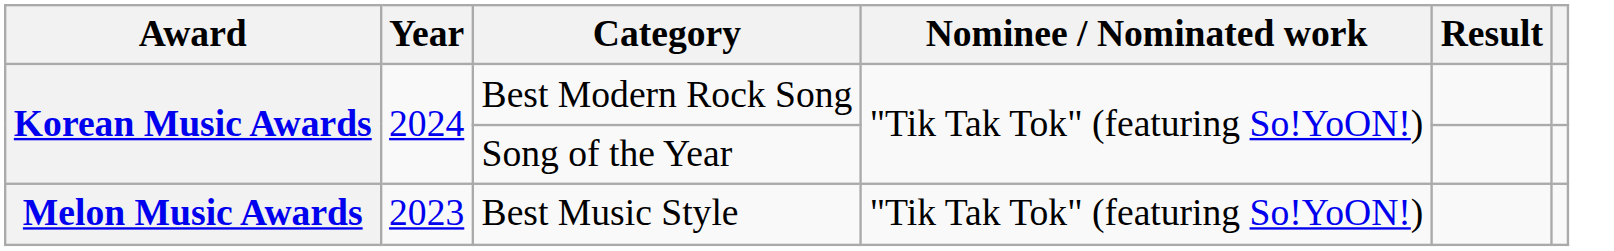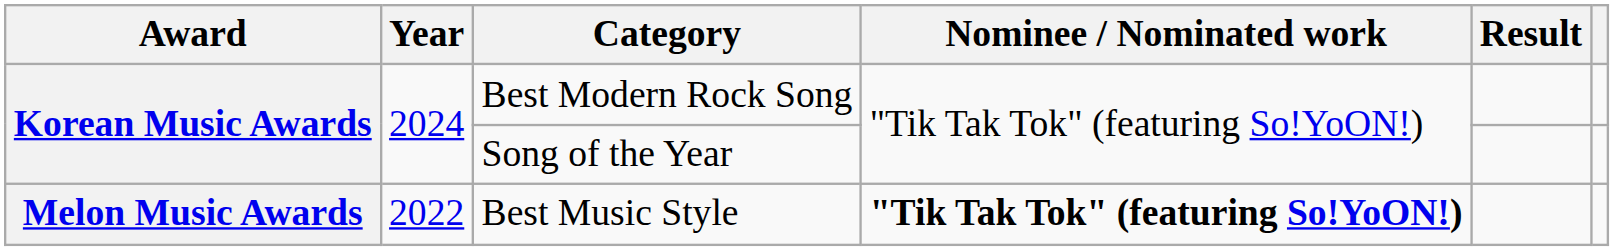(427, 213) 2023 -> (427, 213) 2022
(1147, 213) normal -> (1166, 213) bold
